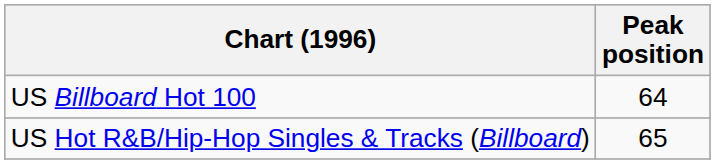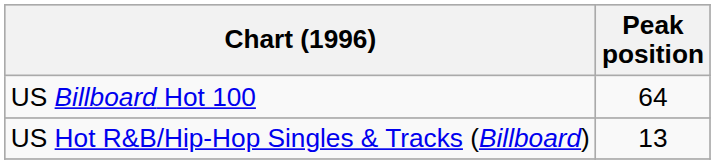(653, 138) 65 -> (653, 138) 13
